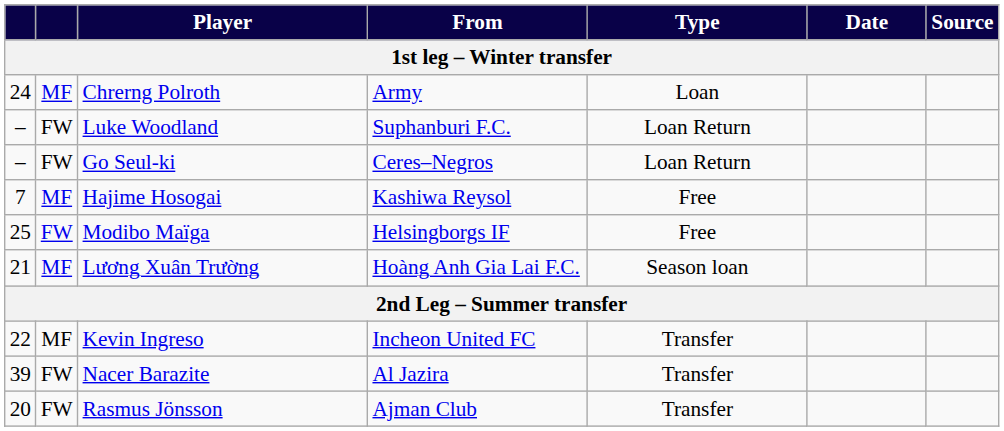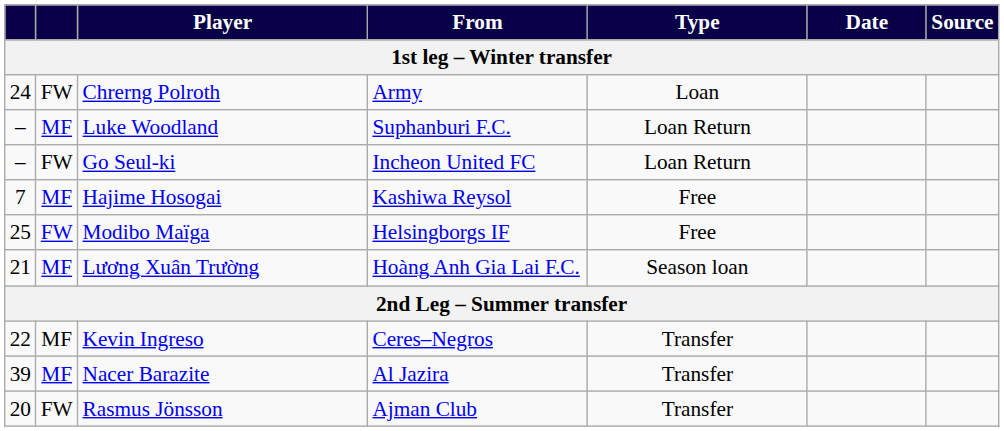(57, 92) MF -> (57, 92) FW
(57, 127) FW -> (57, 127) MF
(433, 162) Ceres–Negros -> (454, 162) Incheon United FC
(454, 338) Incheon United FC -> (433, 338) Ceres–Negros
(57, 373) FW -> (57, 373) MF
